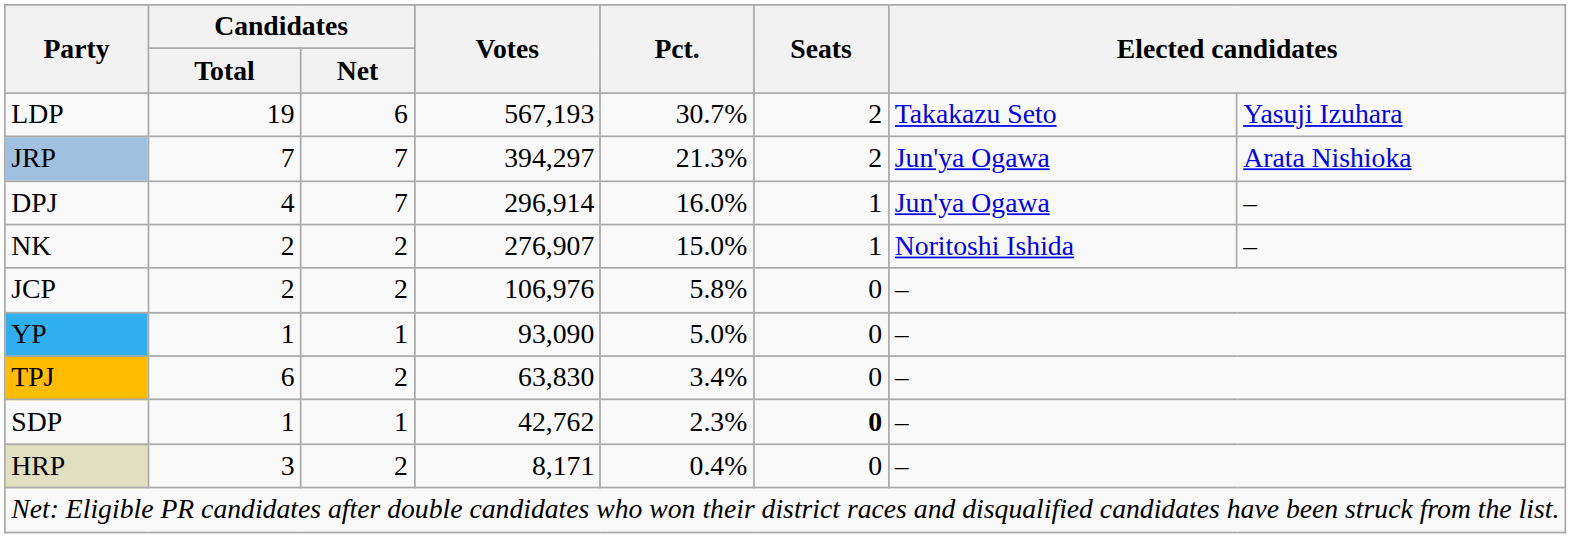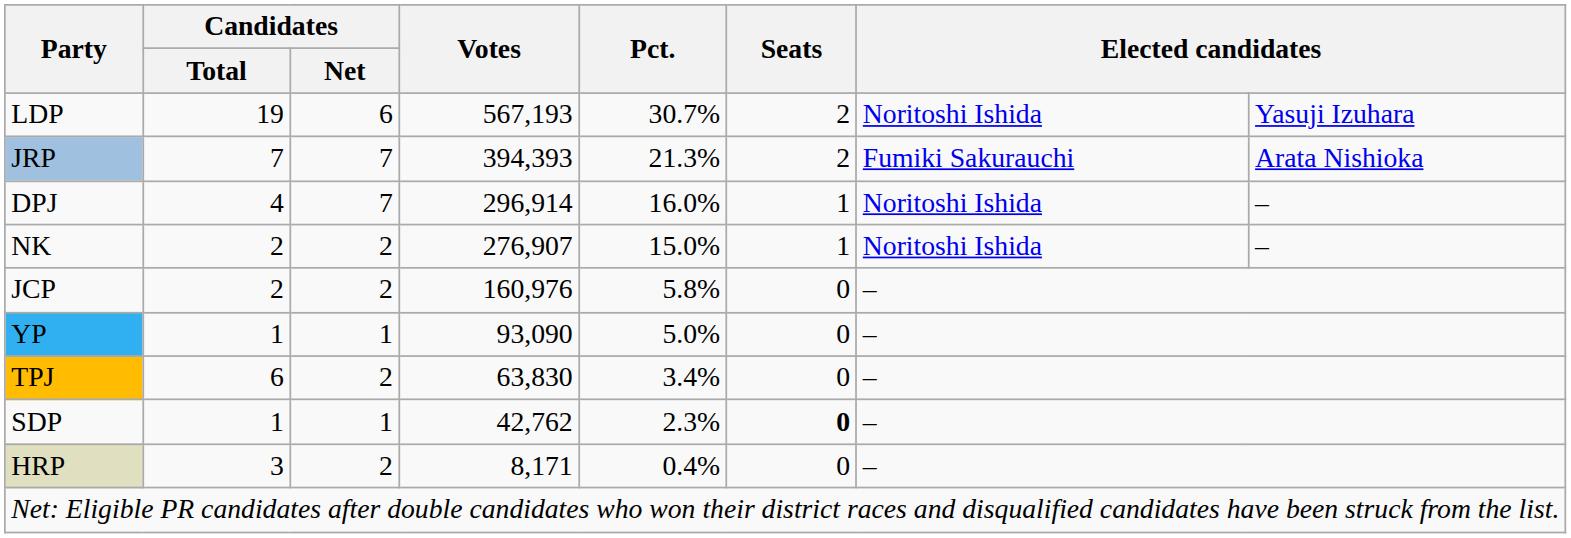(976, 114) Takakazu Seto -> (952, 114) Noritoshi Ishida
(549, 158) 394,297 -> (528, 158) 394,393
(972, 158) Jun'ya Ogawa -> (969, 158) Fumiki Sakurauchi
(972, 202) Jun'ya Ogawa -> (952, 202) Noritoshi Ishida
(549, 289) 106,976 -> (528, 289) 160,976
